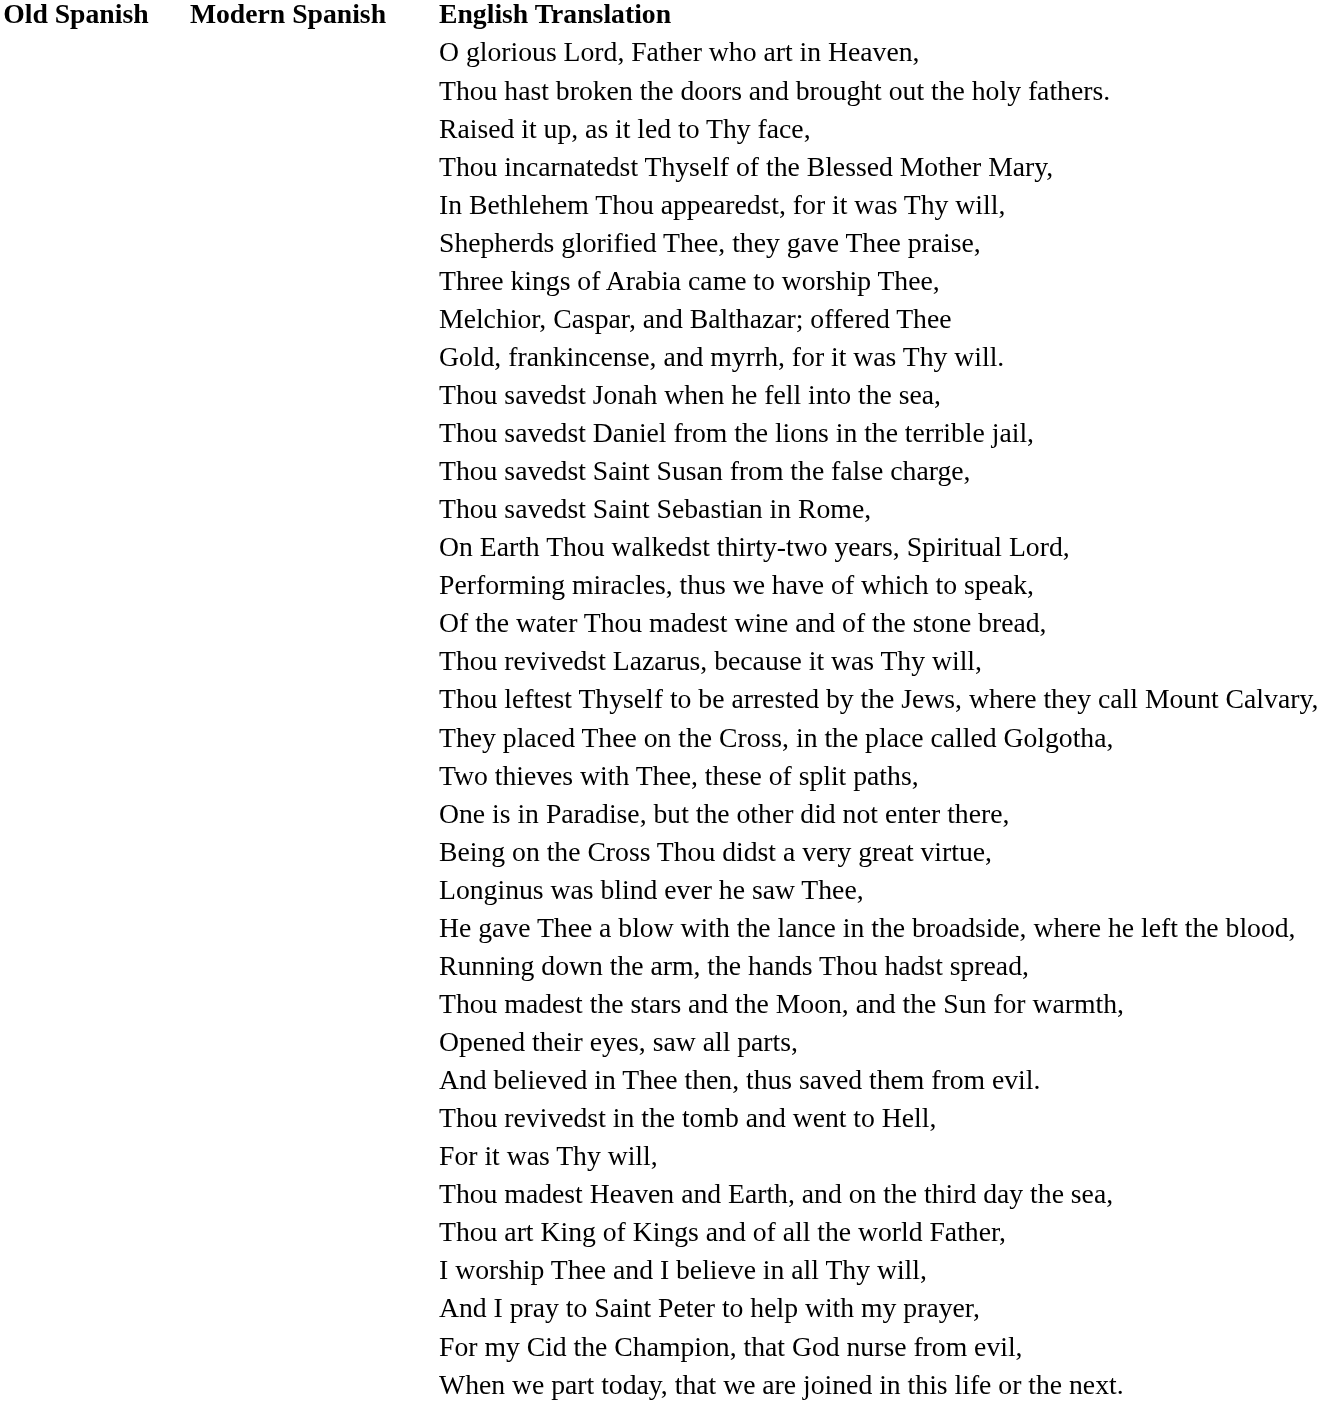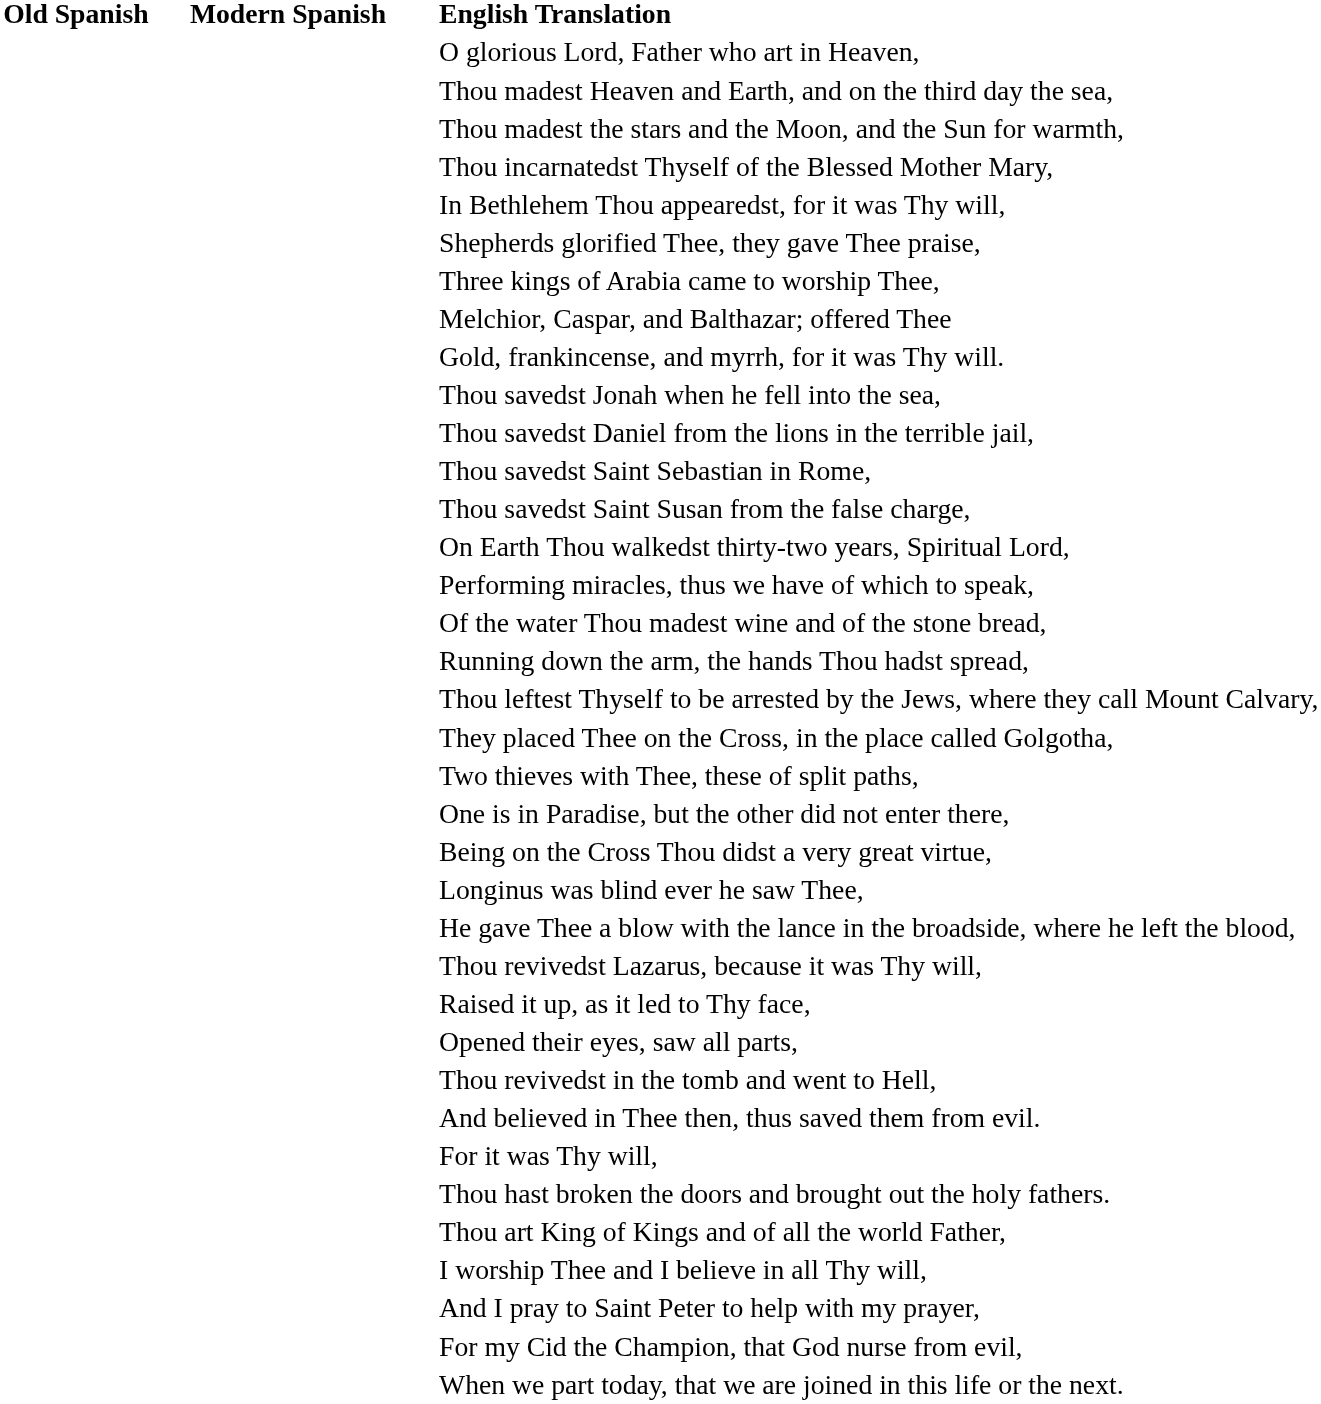rows swapped: (776, 1194) <-> (775, 90)
rows swapped: (781, 1003) <-> (625, 128)
rows swapped: (655, 509) <-> (705, 471)
rows swapped: (710, 661) <-> (734, 965)
rows swapped: (740, 1080) <-> (688, 1118)
